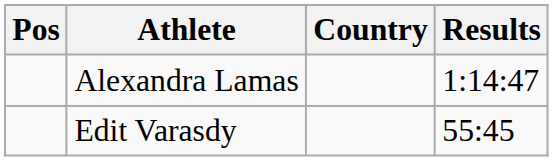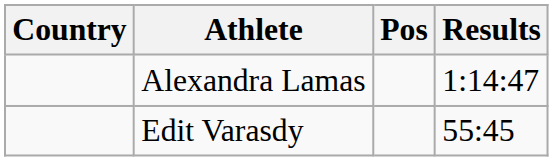columns swapped: (36, 29) <-> (371, 29)
